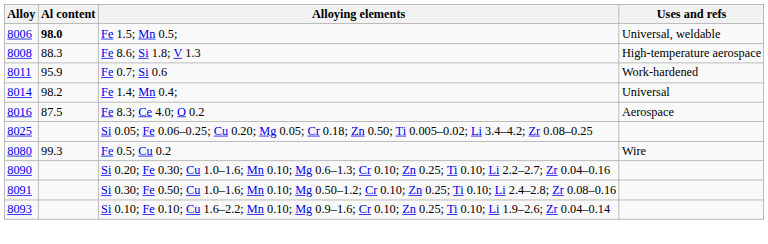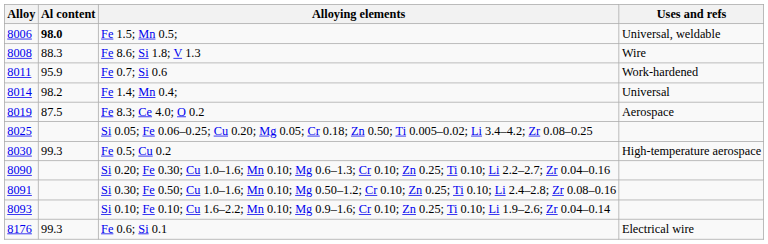(691, 53) High-temperature aerospace -> (634, 53) Wire
(20, 111) 8016 -> (20, 111) 8019
(20, 151) 8080 -> (20, 151) 8030
(634, 151) Wire -> (691, 151) High-temperature aerospace
+ row: (134, 229)
